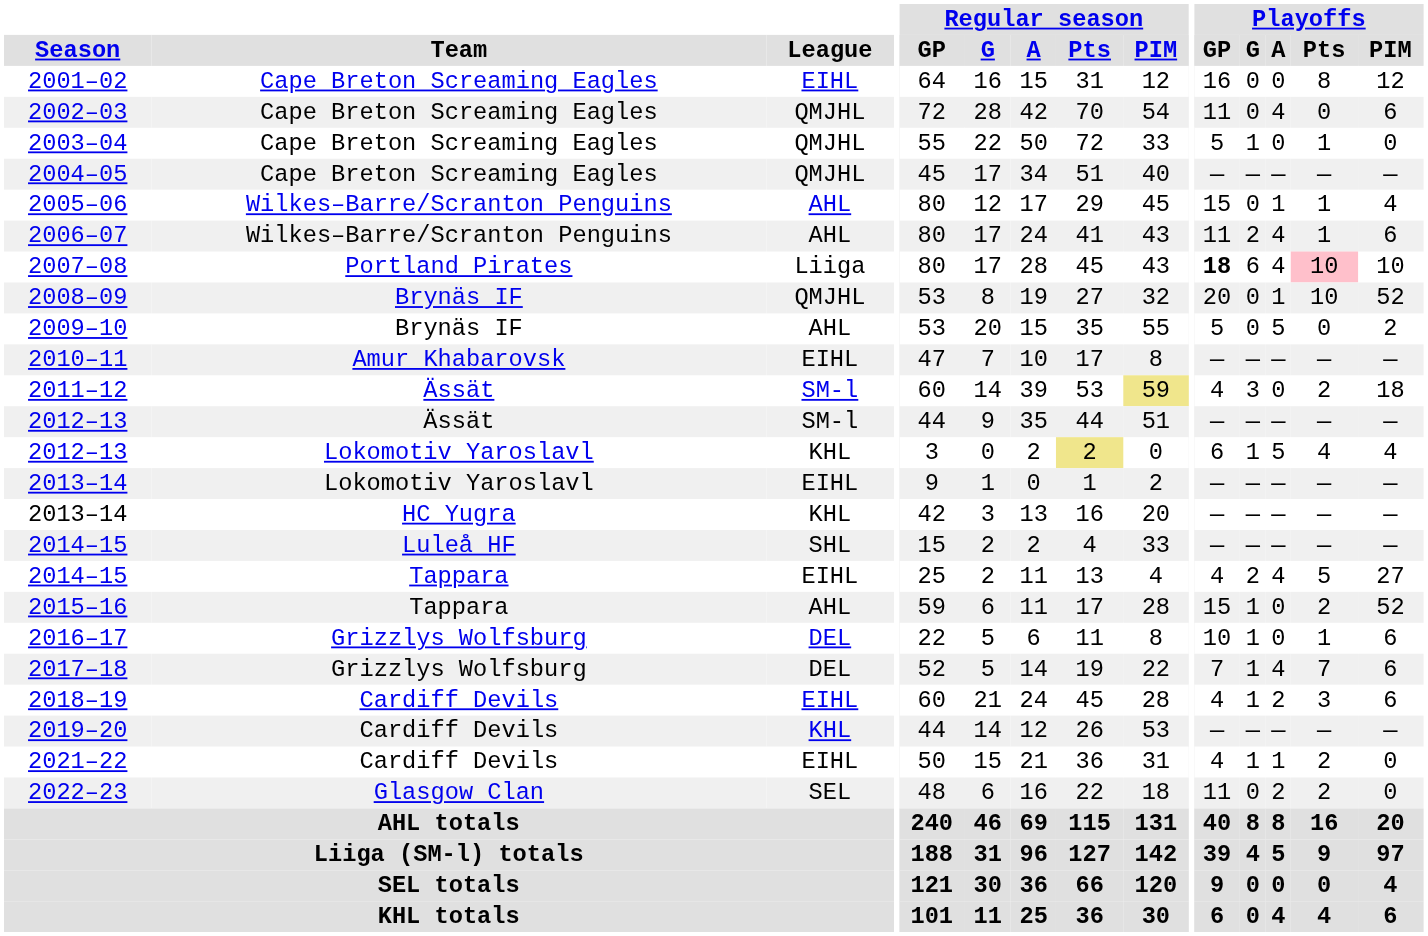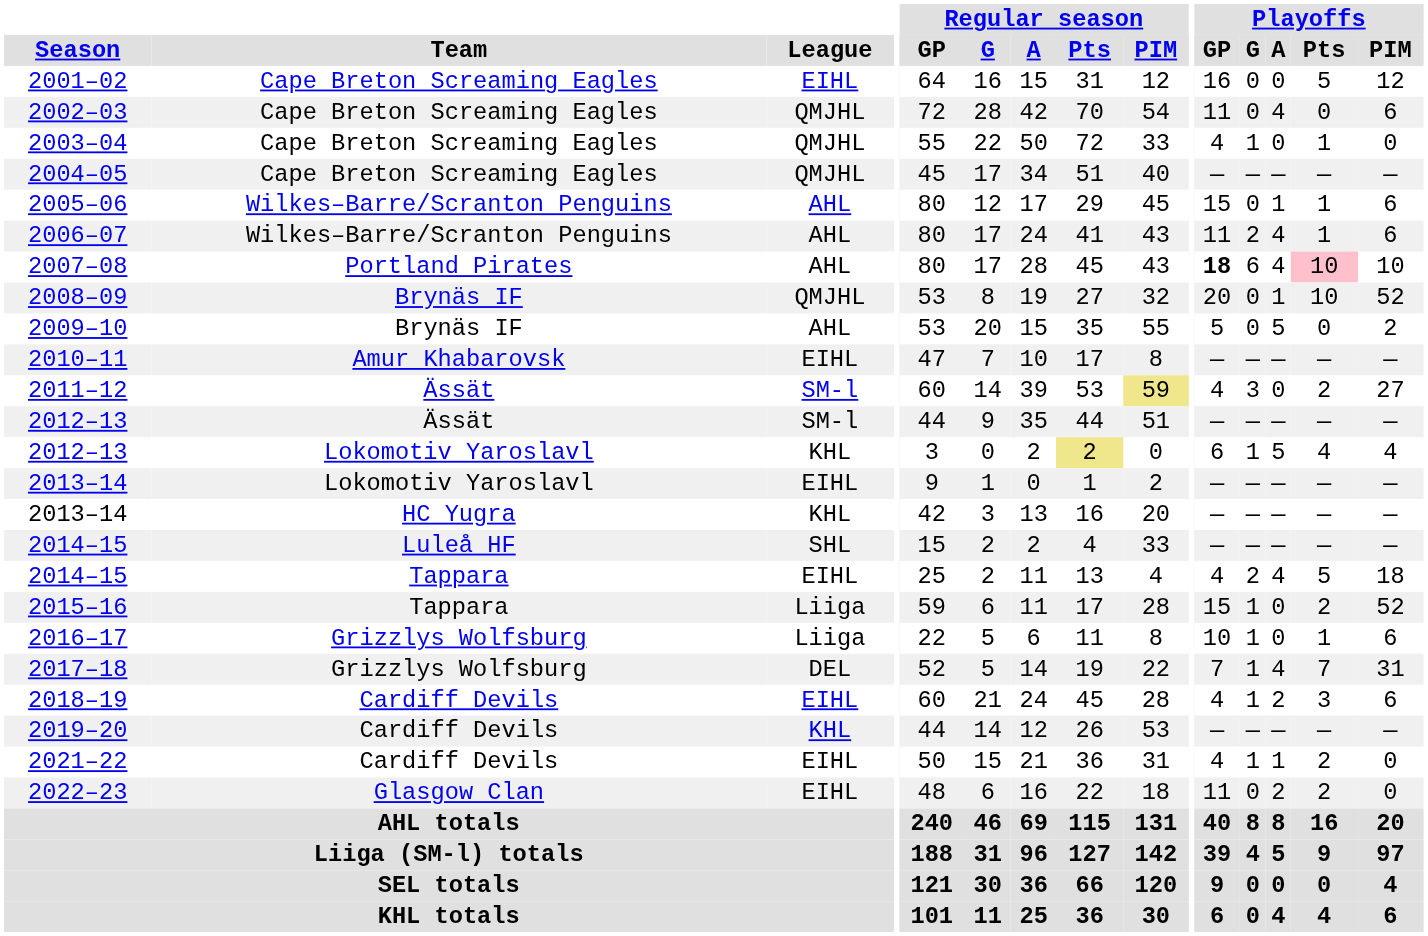(1324, 81) 8 -> (1324, 81) 5
(1217, 143) 5 -> (1217, 143) 4
(1390, 205) 4 -> (1390, 205) 6
(830, 267) Liiga -> (830, 267) AHL
(1390, 391) 18 -> (1390, 391) 27
(1390, 576) 27 -> (1390, 576) 18
(830, 607) AHL -> (830, 607) Liiga
(830, 638) DEL -> (830, 638) Liiga
(1390, 669) 6 -> (1390, 669) 31
(830, 793) SEL -> (830, 793) EIHL
